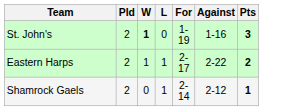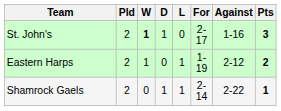+ column: (164, 12)
(184, 35) 1-19 -> (201, 35) 2-17
(184, 63) 2-17 -> (201, 63) 1-19
(216, 63) 2-22 -> (234, 63) 2-12
(216, 91) 2-12 -> (234, 91) 2-22
